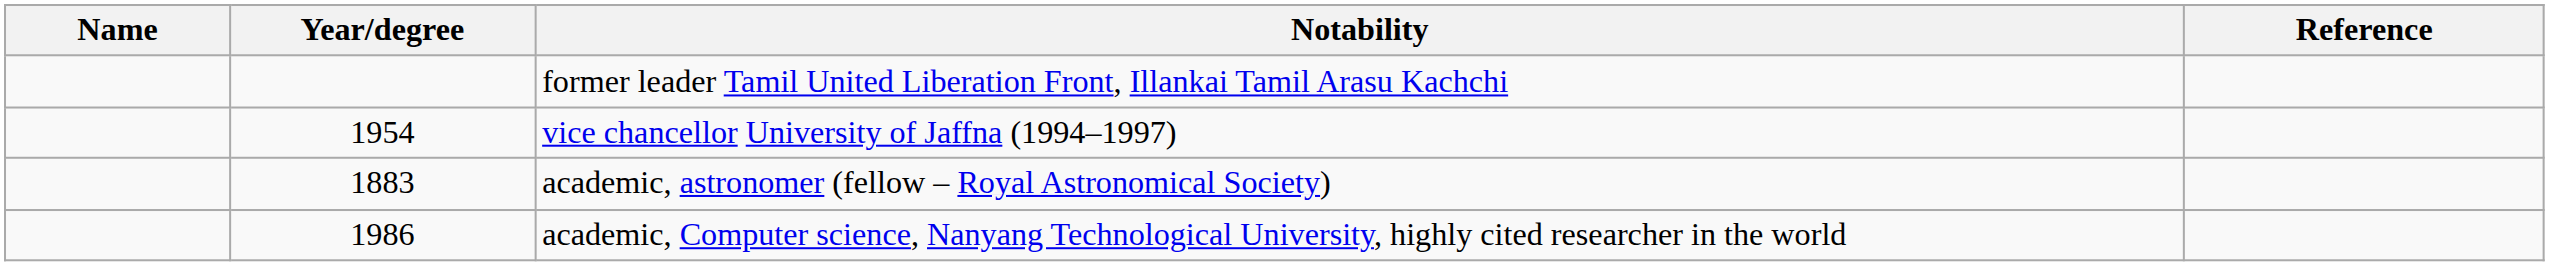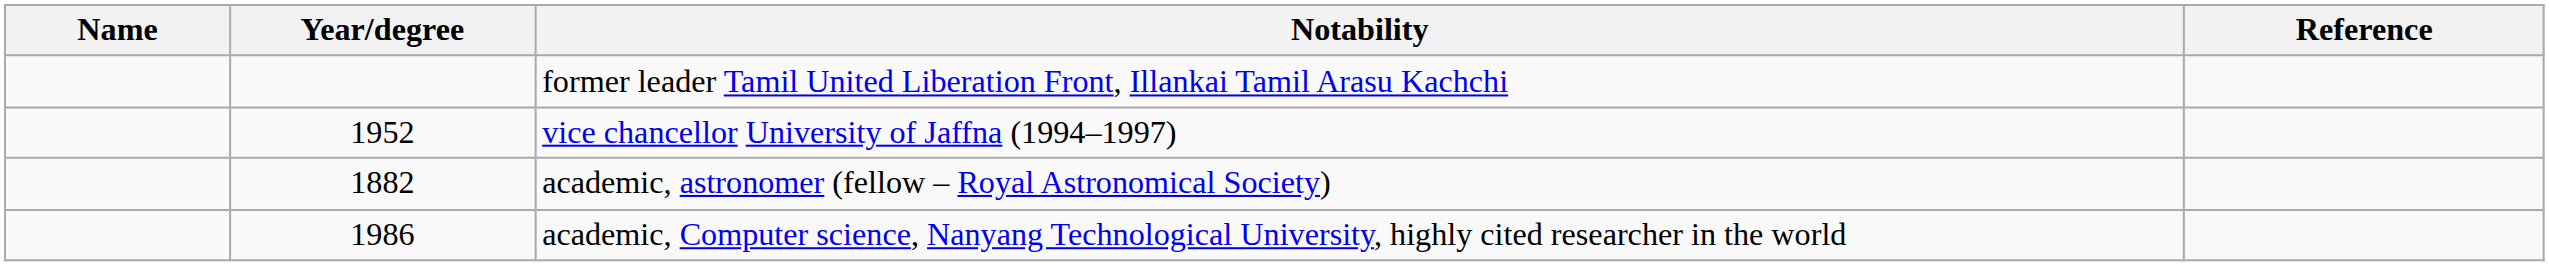(382, 132) 1954 -> (382, 132) 1952
(382, 183) 1883 -> (382, 183) 1882
